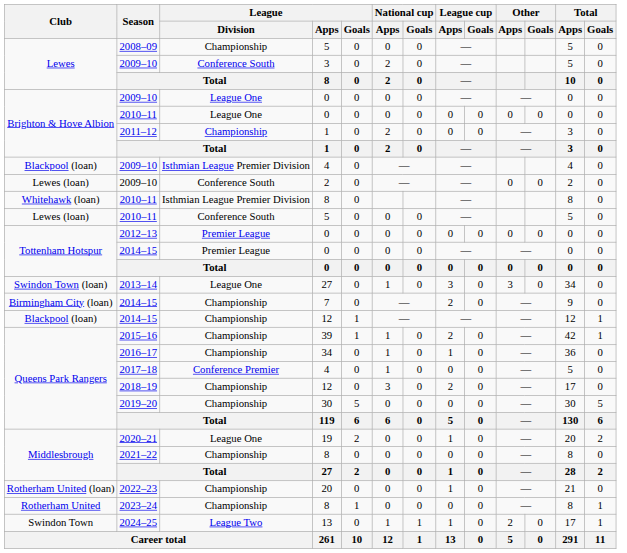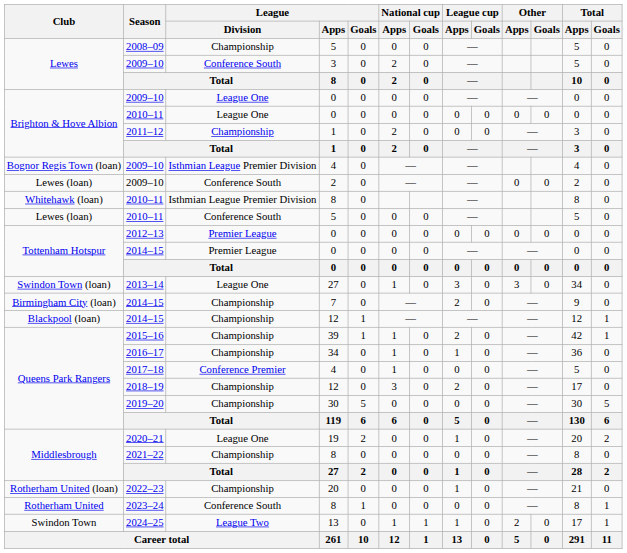(61, 166) Blackpool (loan) -> (64, 166) Bognor Regis Town (loan)
(236, 506) Championship -> (242, 506) Conference South
